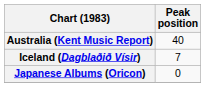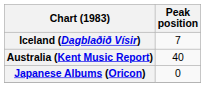rows swapped: (80, 40) <-> (80, 57)
